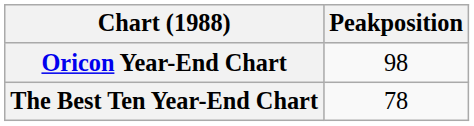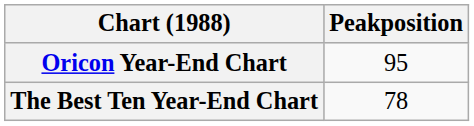(396, 62) 98 -> (396, 62) 95
